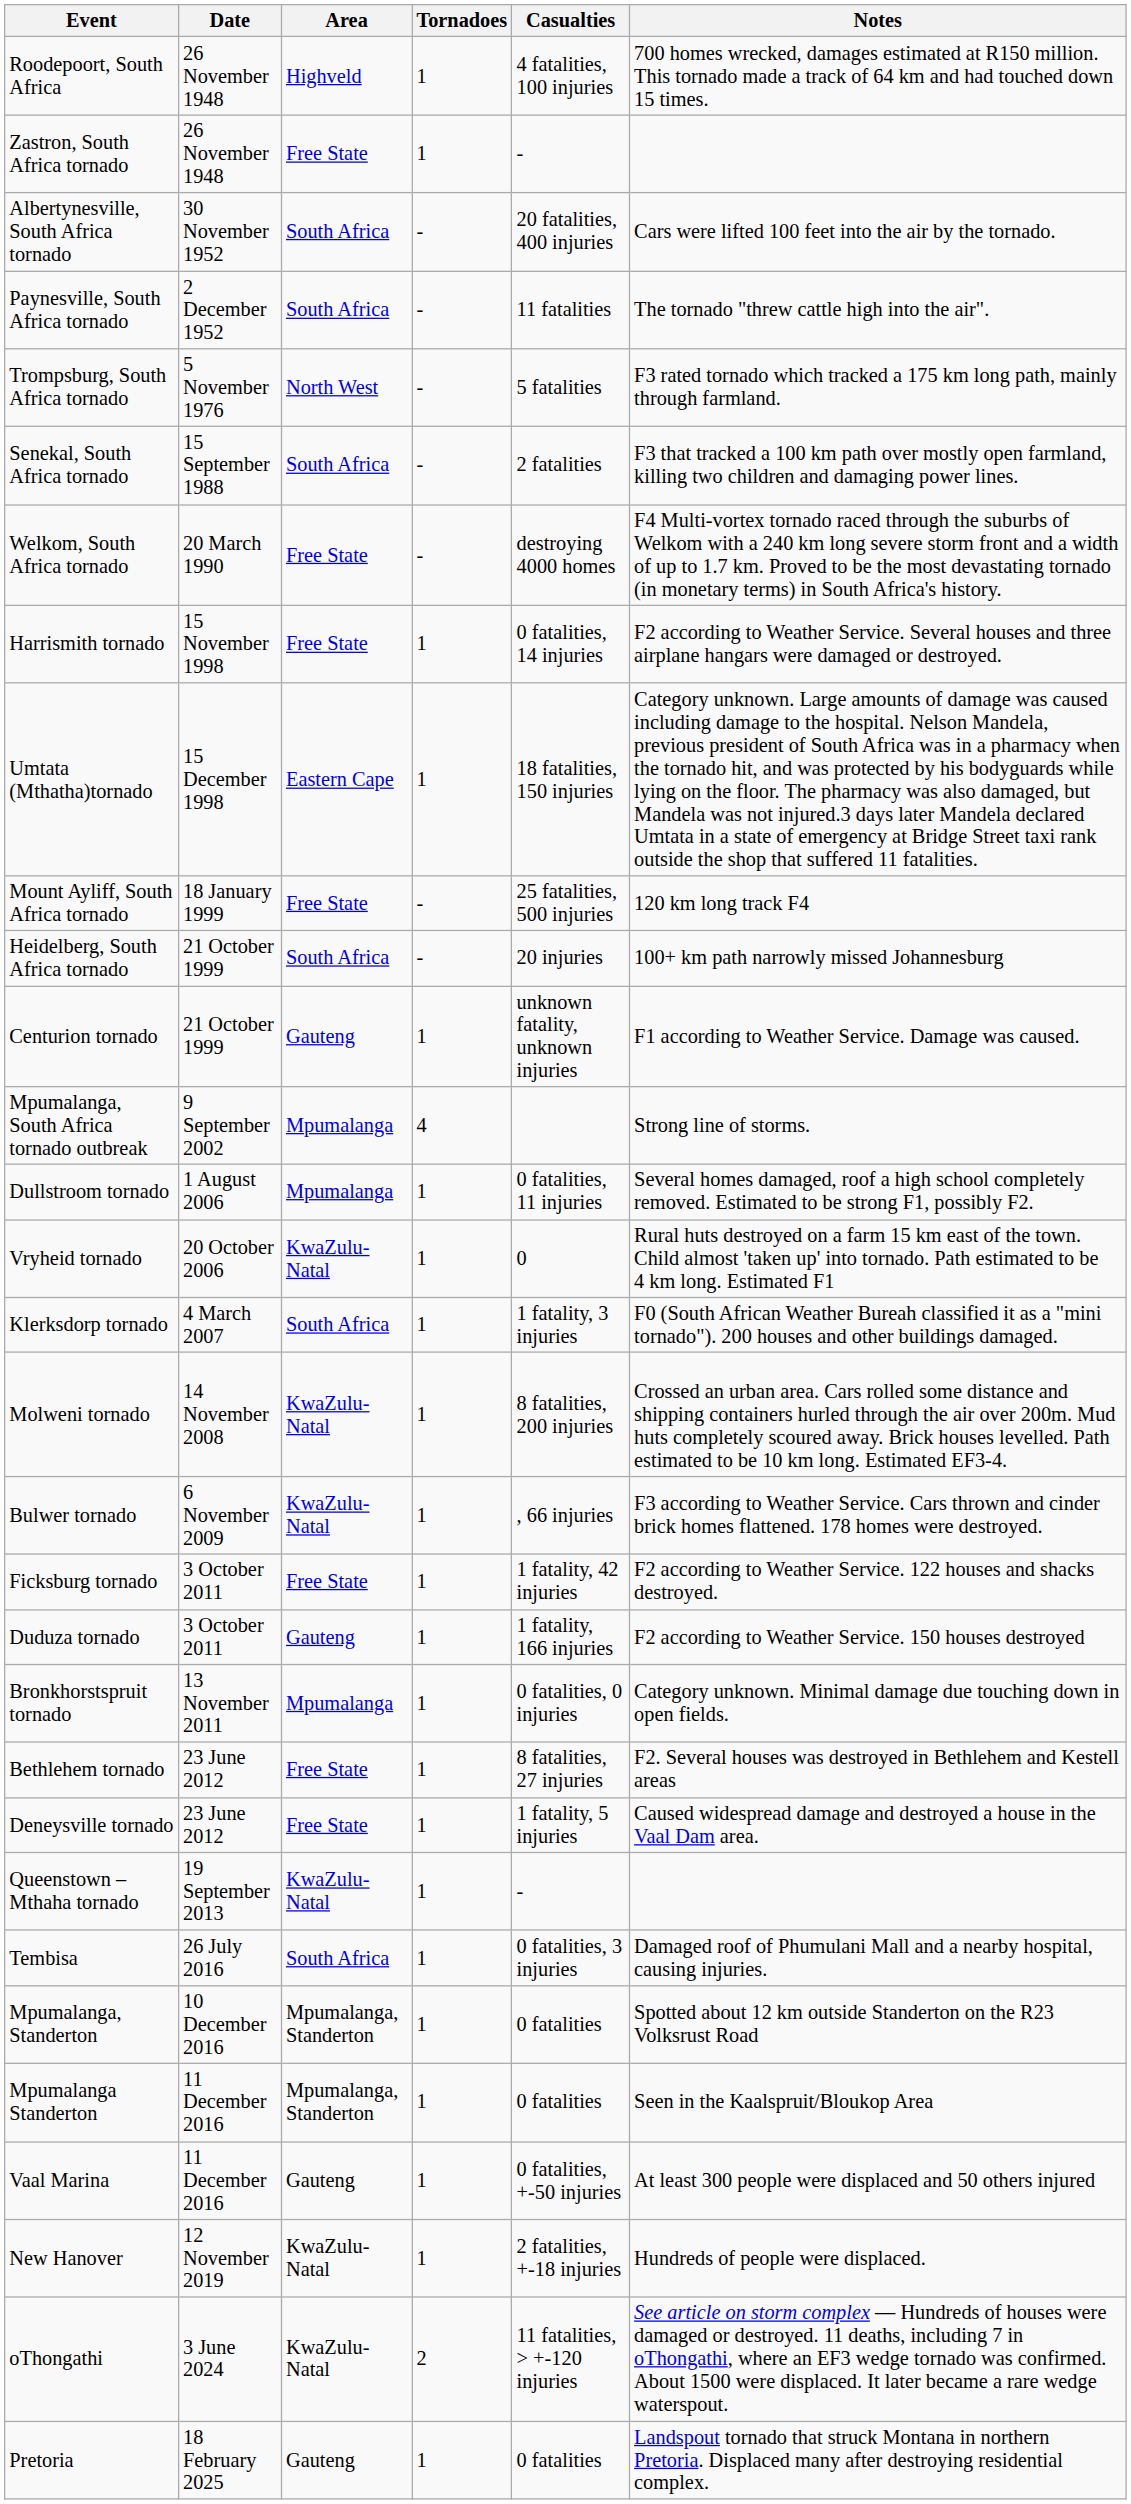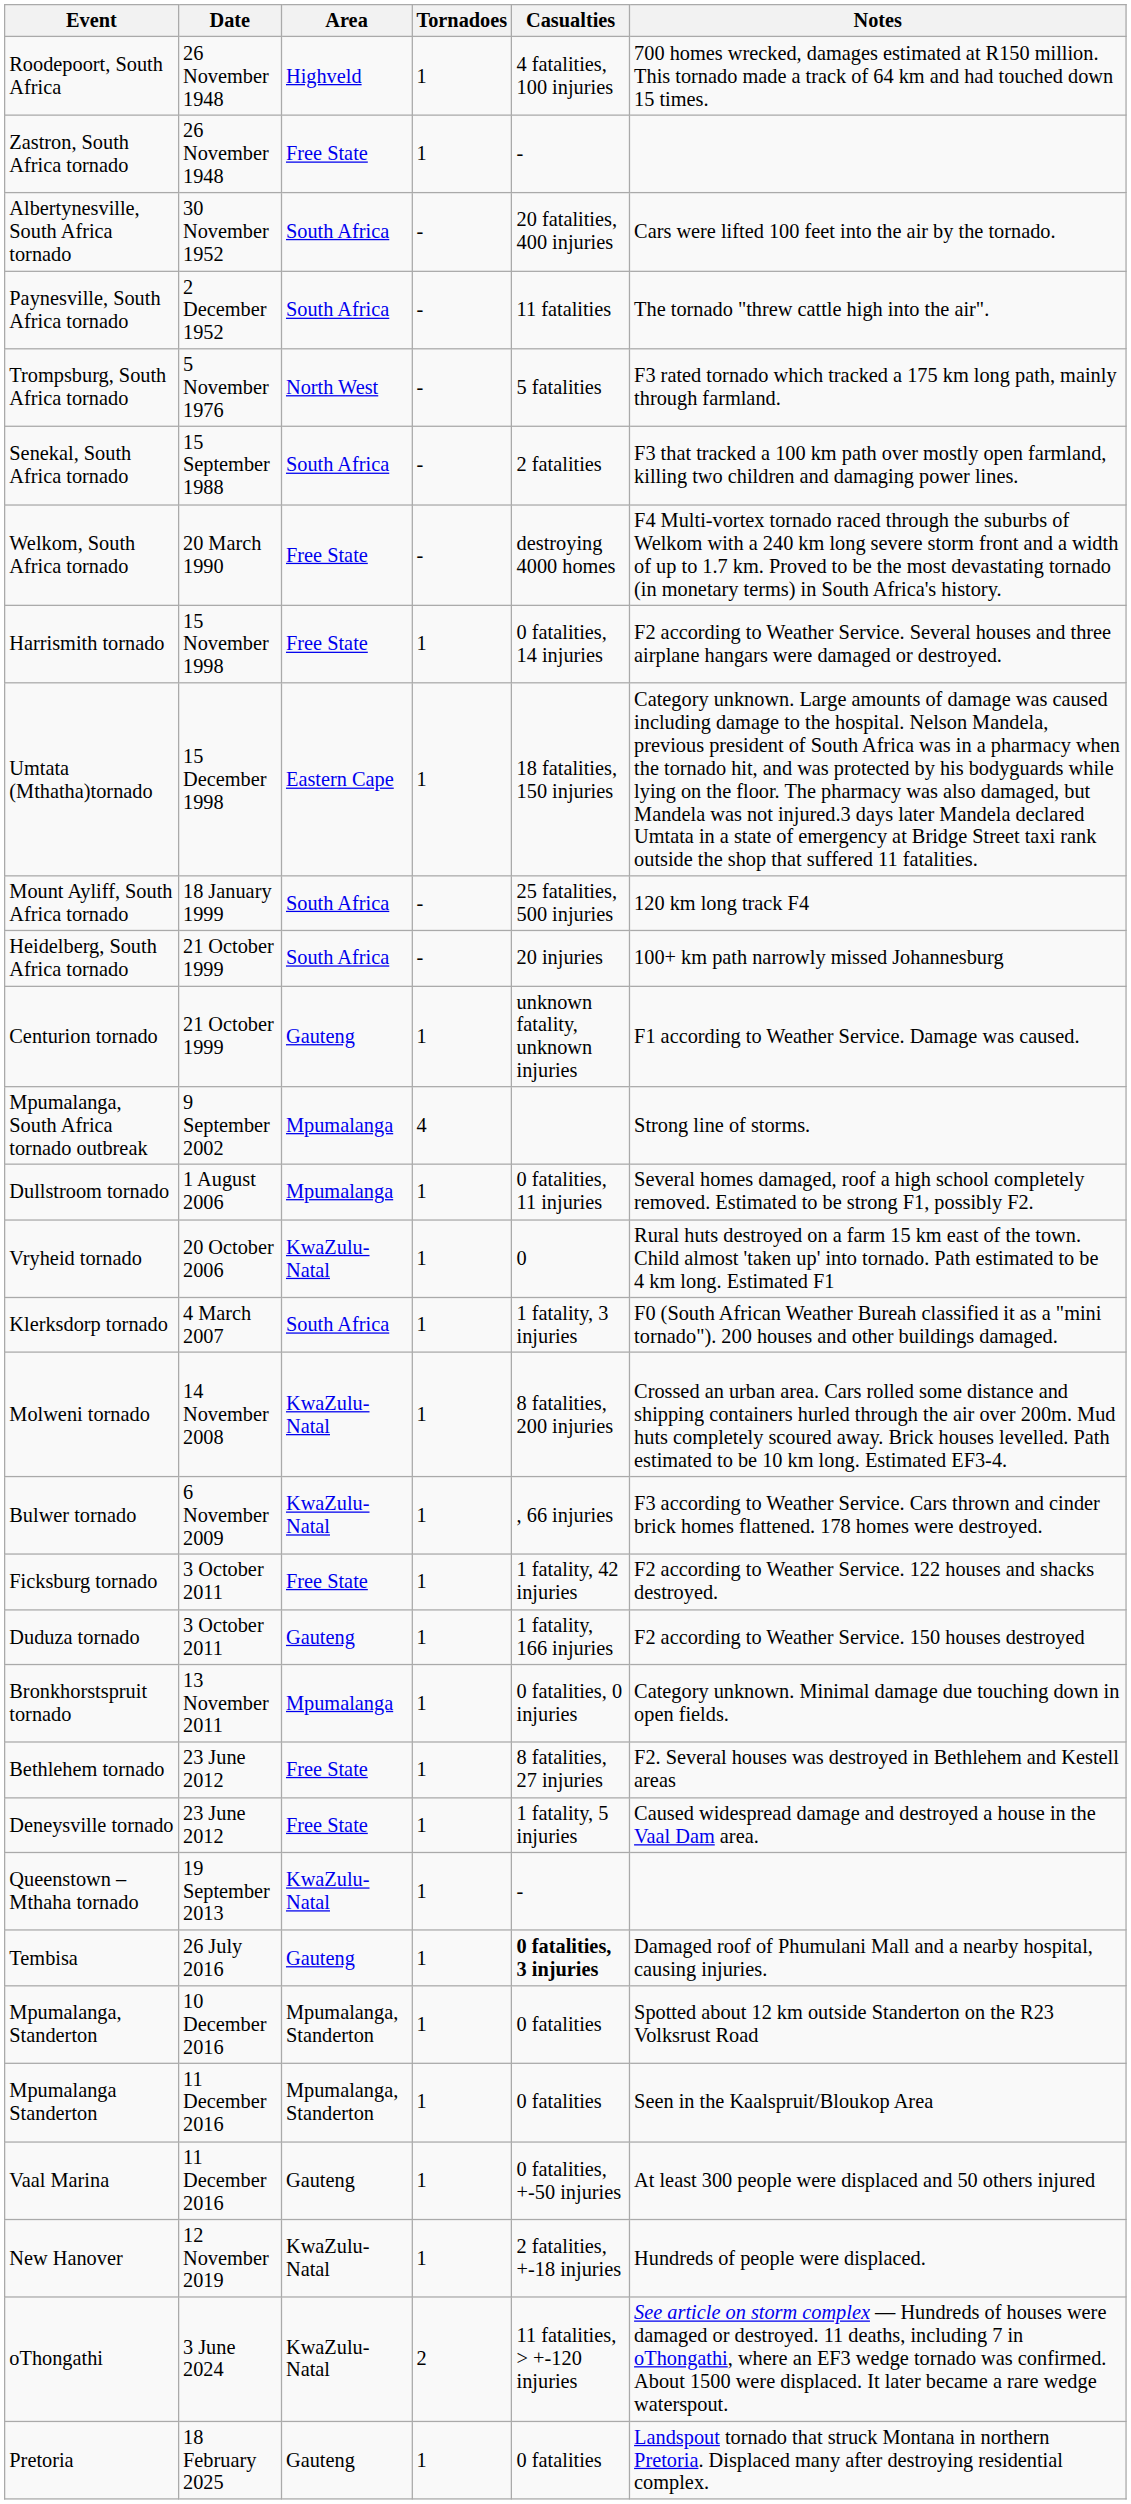(327, 902) Free State -> (338, 902) South Africa
(338, 1957) South Africa -> (320, 1957) Gauteng
(569, 1957) normal -> (564, 1957) bold
